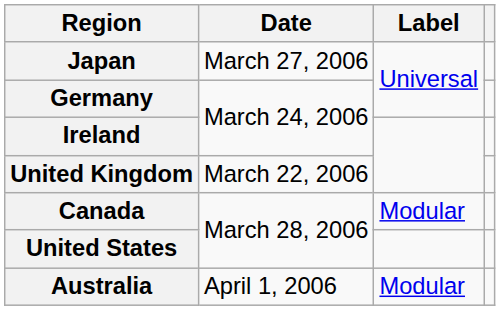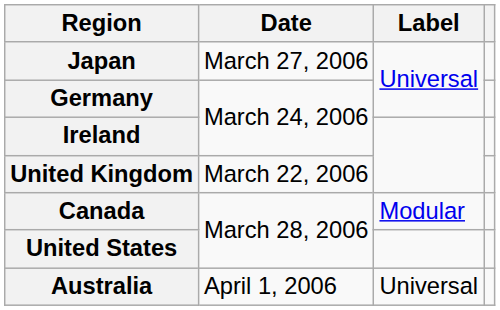(422, 286) Modular -> (429, 286) Universal
